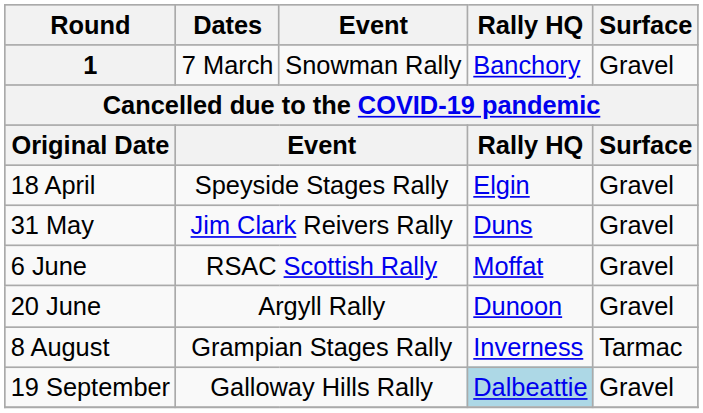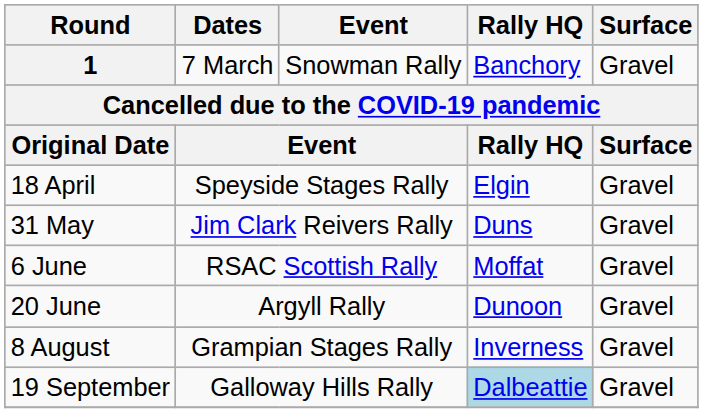(641, 347) Tarmac -> (637, 347) Gravel
